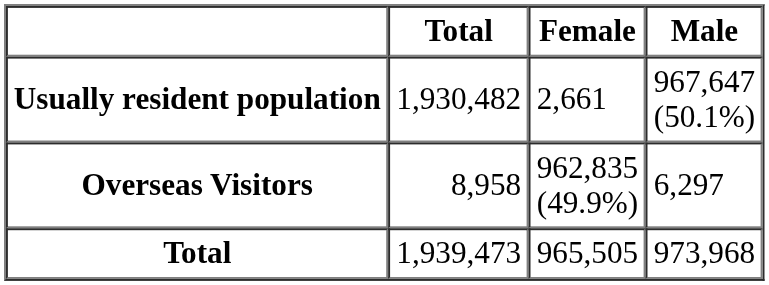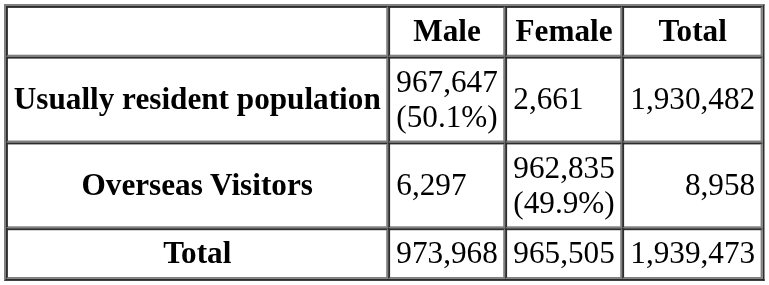columns swapped: (704, 30) <-> (459, 30)
